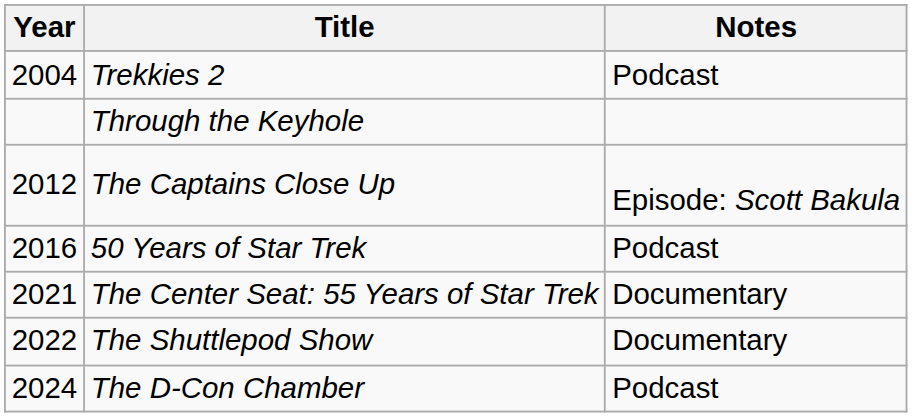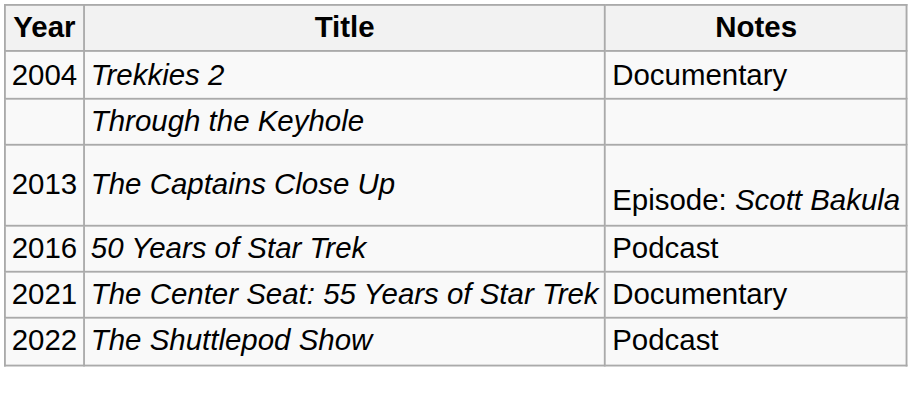(665, 74) Podcast -> (700, 74) Documentary
(44, 184) 2012 -> (44, 184) 2013
(700, 341) Documentary -> (665, 341) Podcast
- row: (227, 387)
